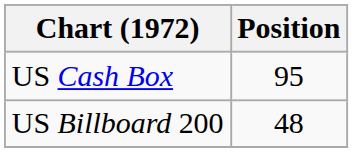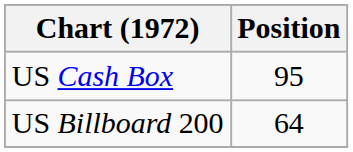(289, 123) 48 -> (289, 123) 64
